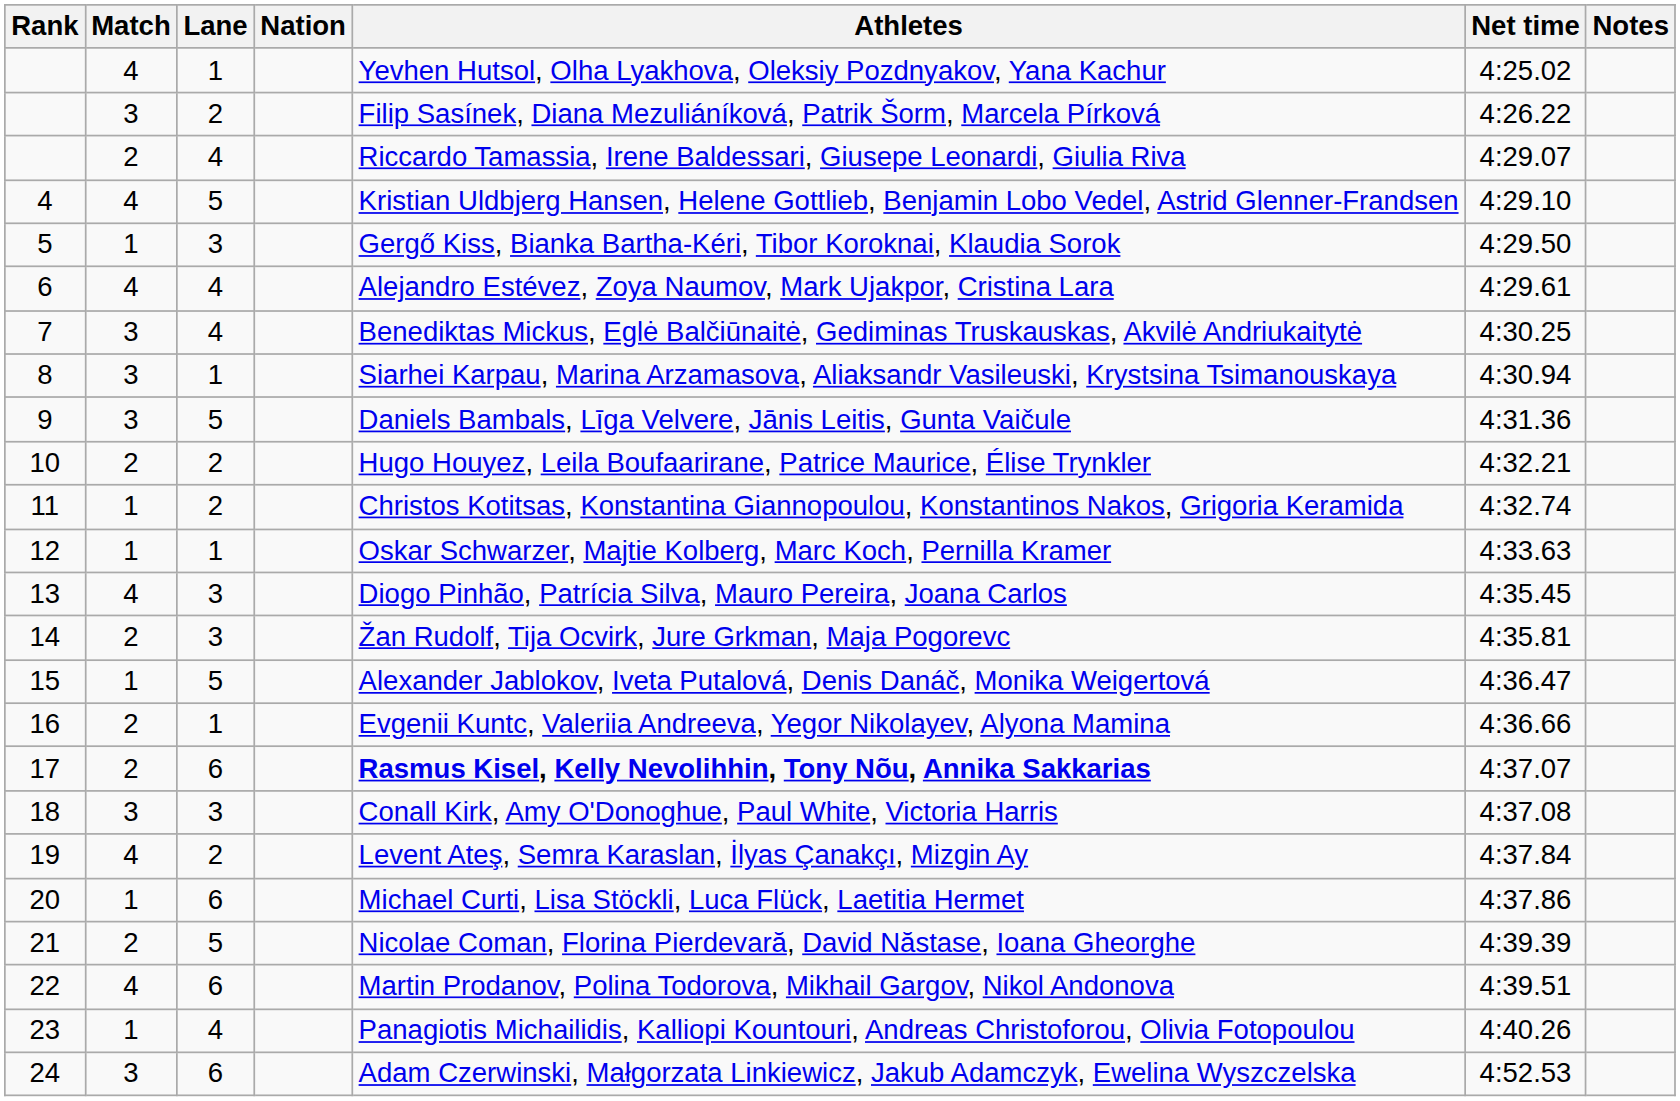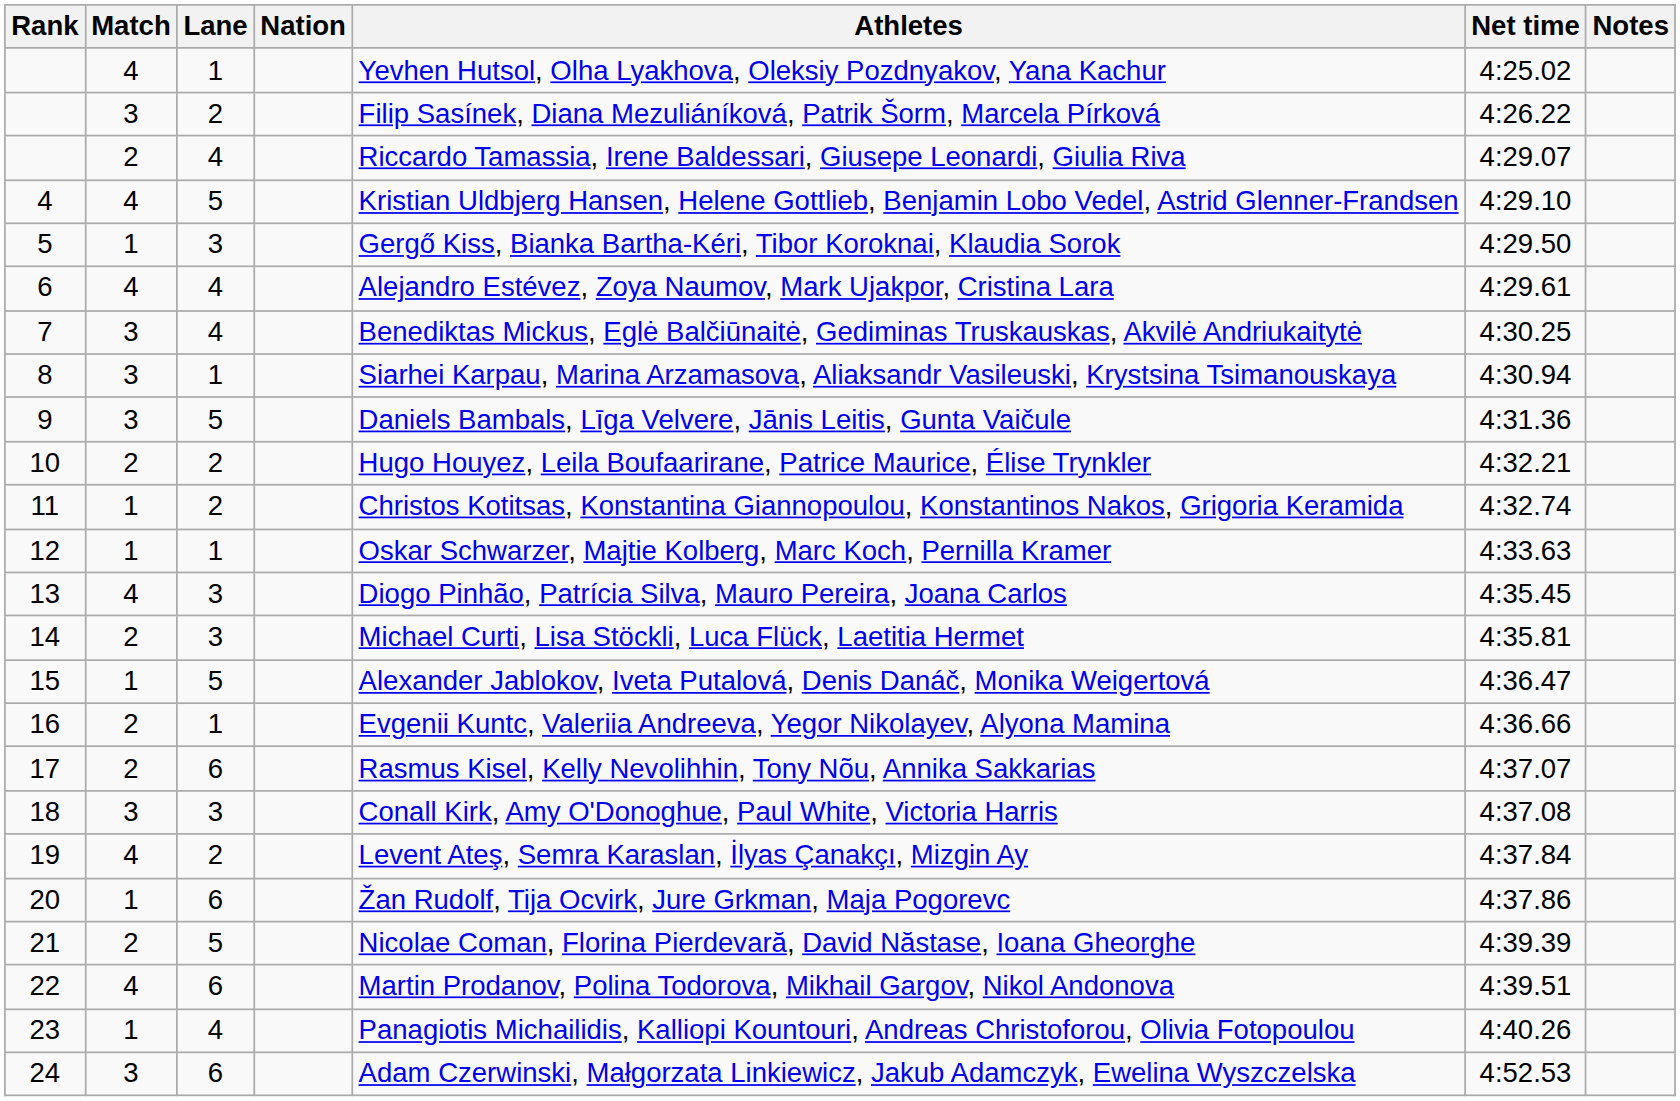(684, 637) Žan Rudolf, Tija Ocvirk, Jure Grkman, Maja Pogorevc -> (691, 637) Michael Curti, Lisa Stöckli, Luca Flück, Laetitia Hermet
(755, 768) bold -> (727, 768) normal
(691, 899) Michael Curti, Lisa Stöckli, Luca Flück, Laetitia Hermet -> (684, 899) Žan Rudolf, Tija Ocvirk, Jure Grkman, Maja Pogorevc
